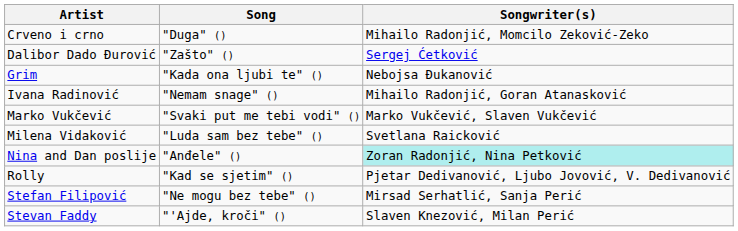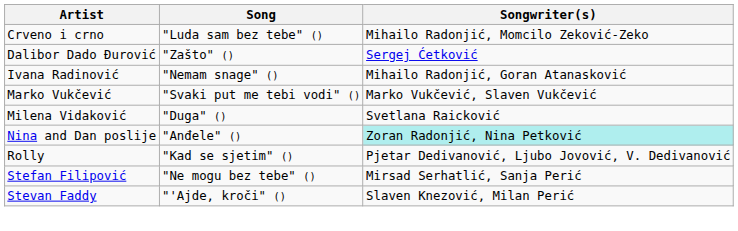(194, 35) "Duga" () -> (243, 35) "Luda sam bez tebe" ()
- row: (22, 75)
(243, 135) "Luda sam bez tebe" () -> (194, 115) "Duga" ()
